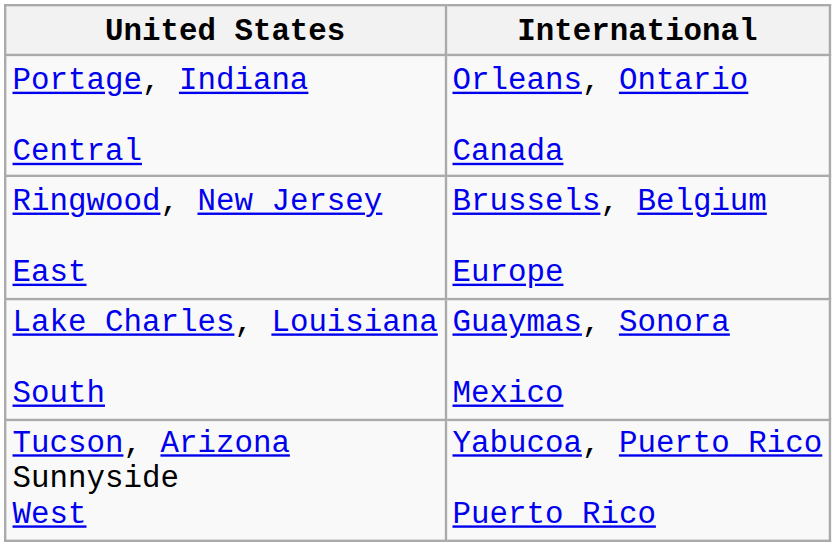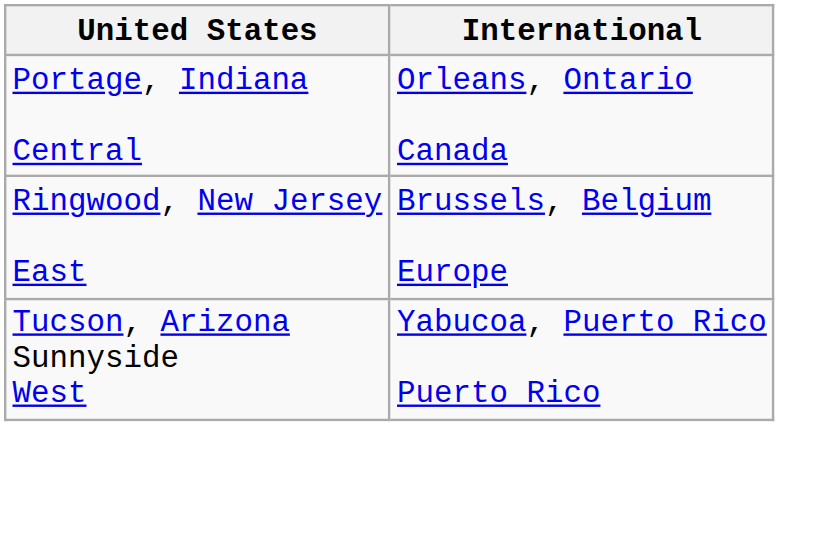- row: (225, 359)
